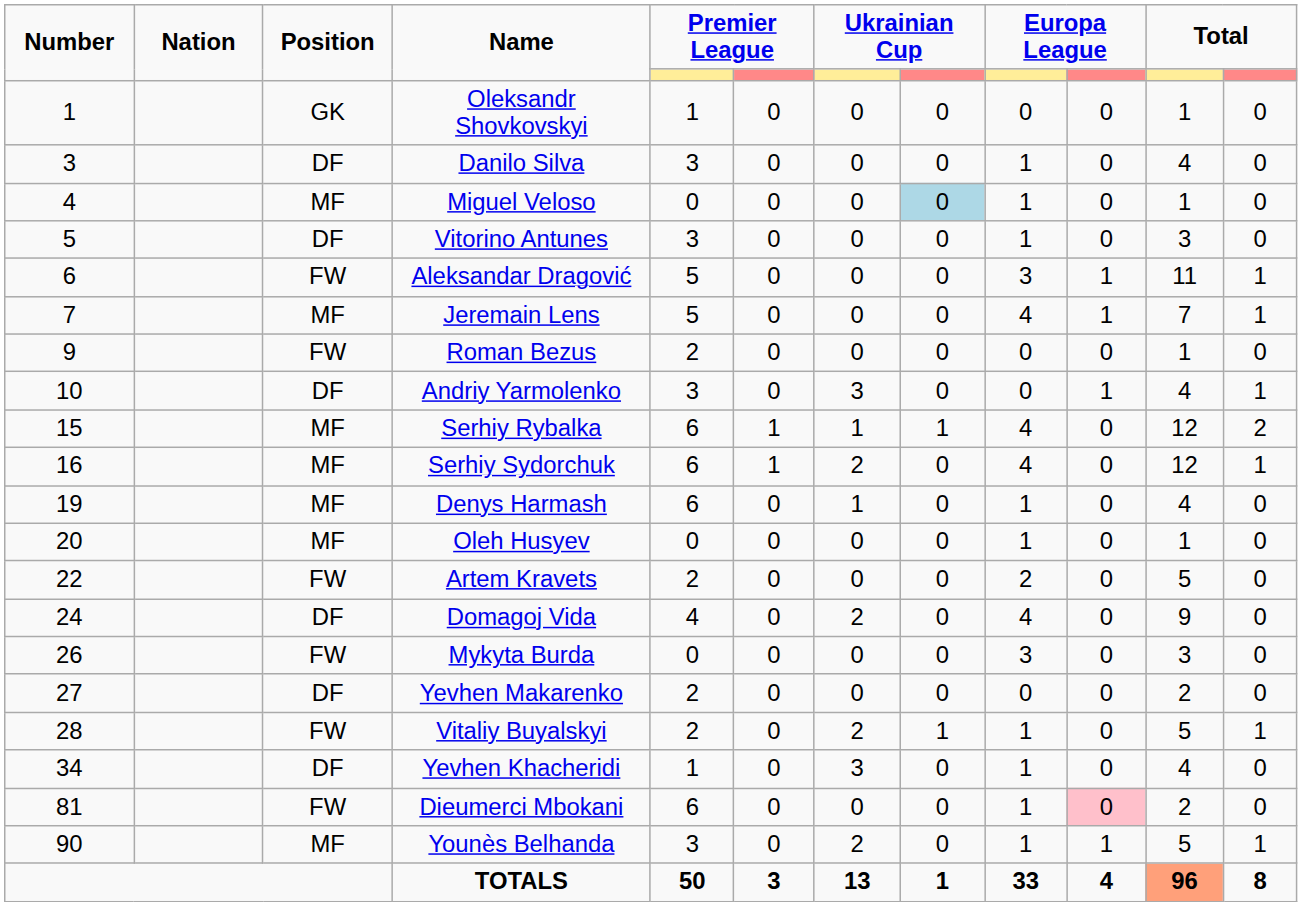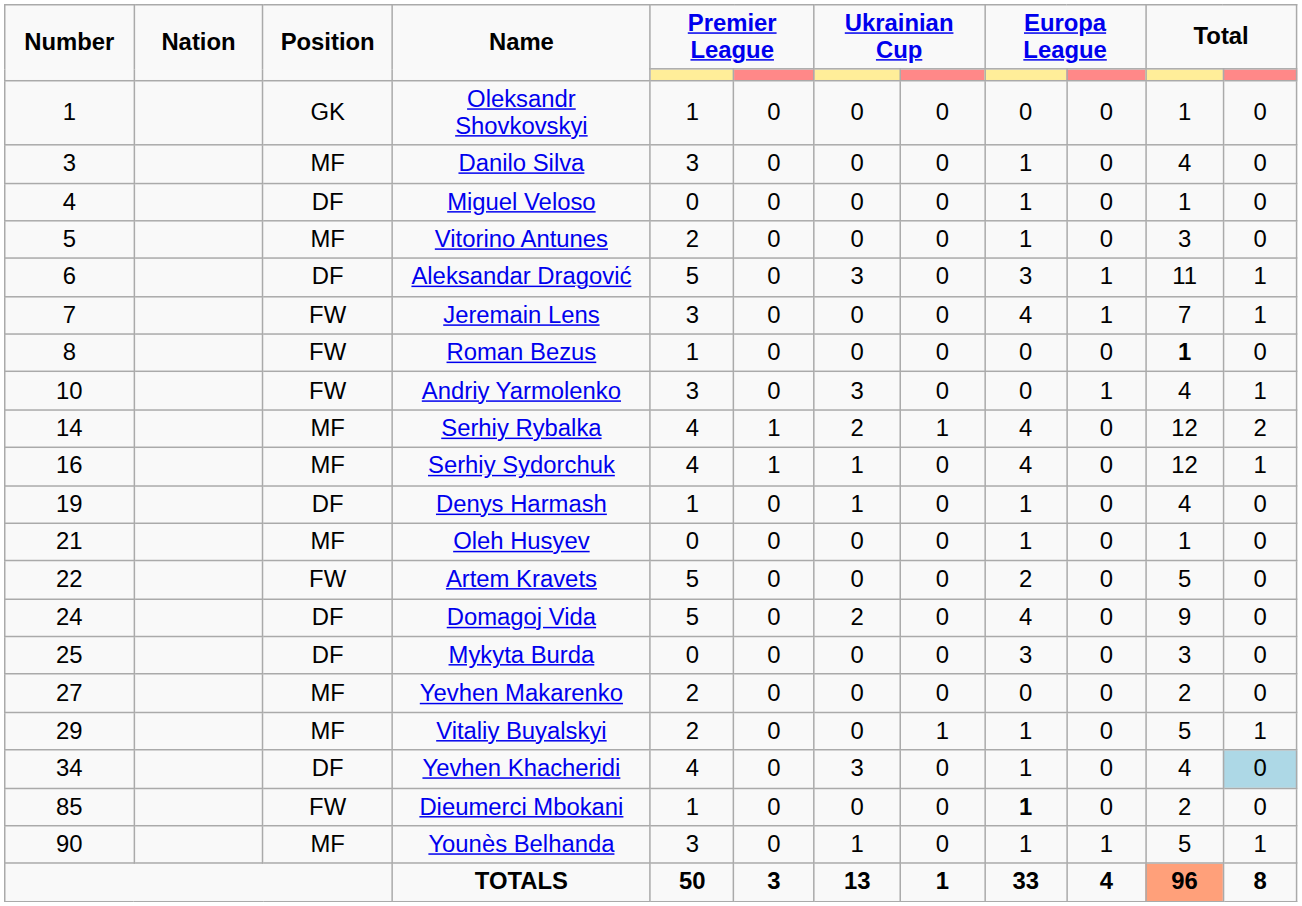(328, 163) DF -> (328, 163) MF
(328, 201) MF -> (328, 201) DF
(942, 201) lightblue background -> (942, 201) no background
(328, 239) DF -> (328, 239) MF
(692, 239) 3 -> (692, 239) 2
(328, 277) FW -> (328, 277) DF
(857, 277) 0 -> (857, 277) 3
(328, 314) MF -> (328, 314) FW
(692, 314) 5 -> (692, 314) 3
(69, 352) 9 -> (69, 352) 8
(692, 352) 2 -> (692, 352) 1
(1185, 352) normal -> (1185, 352) bold
(328, 390) DF -> (328, 390) FW
(69, 428) 15 -> (69, 428) 14
(692, 428) 6 -> (692, 428) 4
(857, 428) 1 -> (857, 428) 2
(692, 466) 6 -> (692, 466) 4
(857, 466) 2 -> (857, 466) 1
(328, 503) MF -> (328, 503) DF
(692, 503) 6 -> (692, 503) 1
(69, 541) 20 -> (69, 541) 21
(692, 579) 2 -> (692, 579) 5
(692, 617) 4 -> (692, 617) 5
(69, 655) 26 -> (69, 655) 25
(328, 655) FW -> (328, 655) DF
(328, 692) DF -> (328, 692) MF
(69, 730) 28 -> (69, 730) 29
(328, 730) FW -> (328, 730) MF
(857, 730) 2 -> (857, 730) 0
(692, 768) 1 -> (692, 768) 4
(1260, 768) no background -> (1260, 768) lightblue background
(69, 806) 81 -> (69, 806) 85
(692, 806) 6 -> (692, 806) 1
(1026, 806) normal -> (1026, 806) bold
(1106, 806) pink background -> (1106, 806) no background
(857, 844) 2 -> (857, 844) 1
